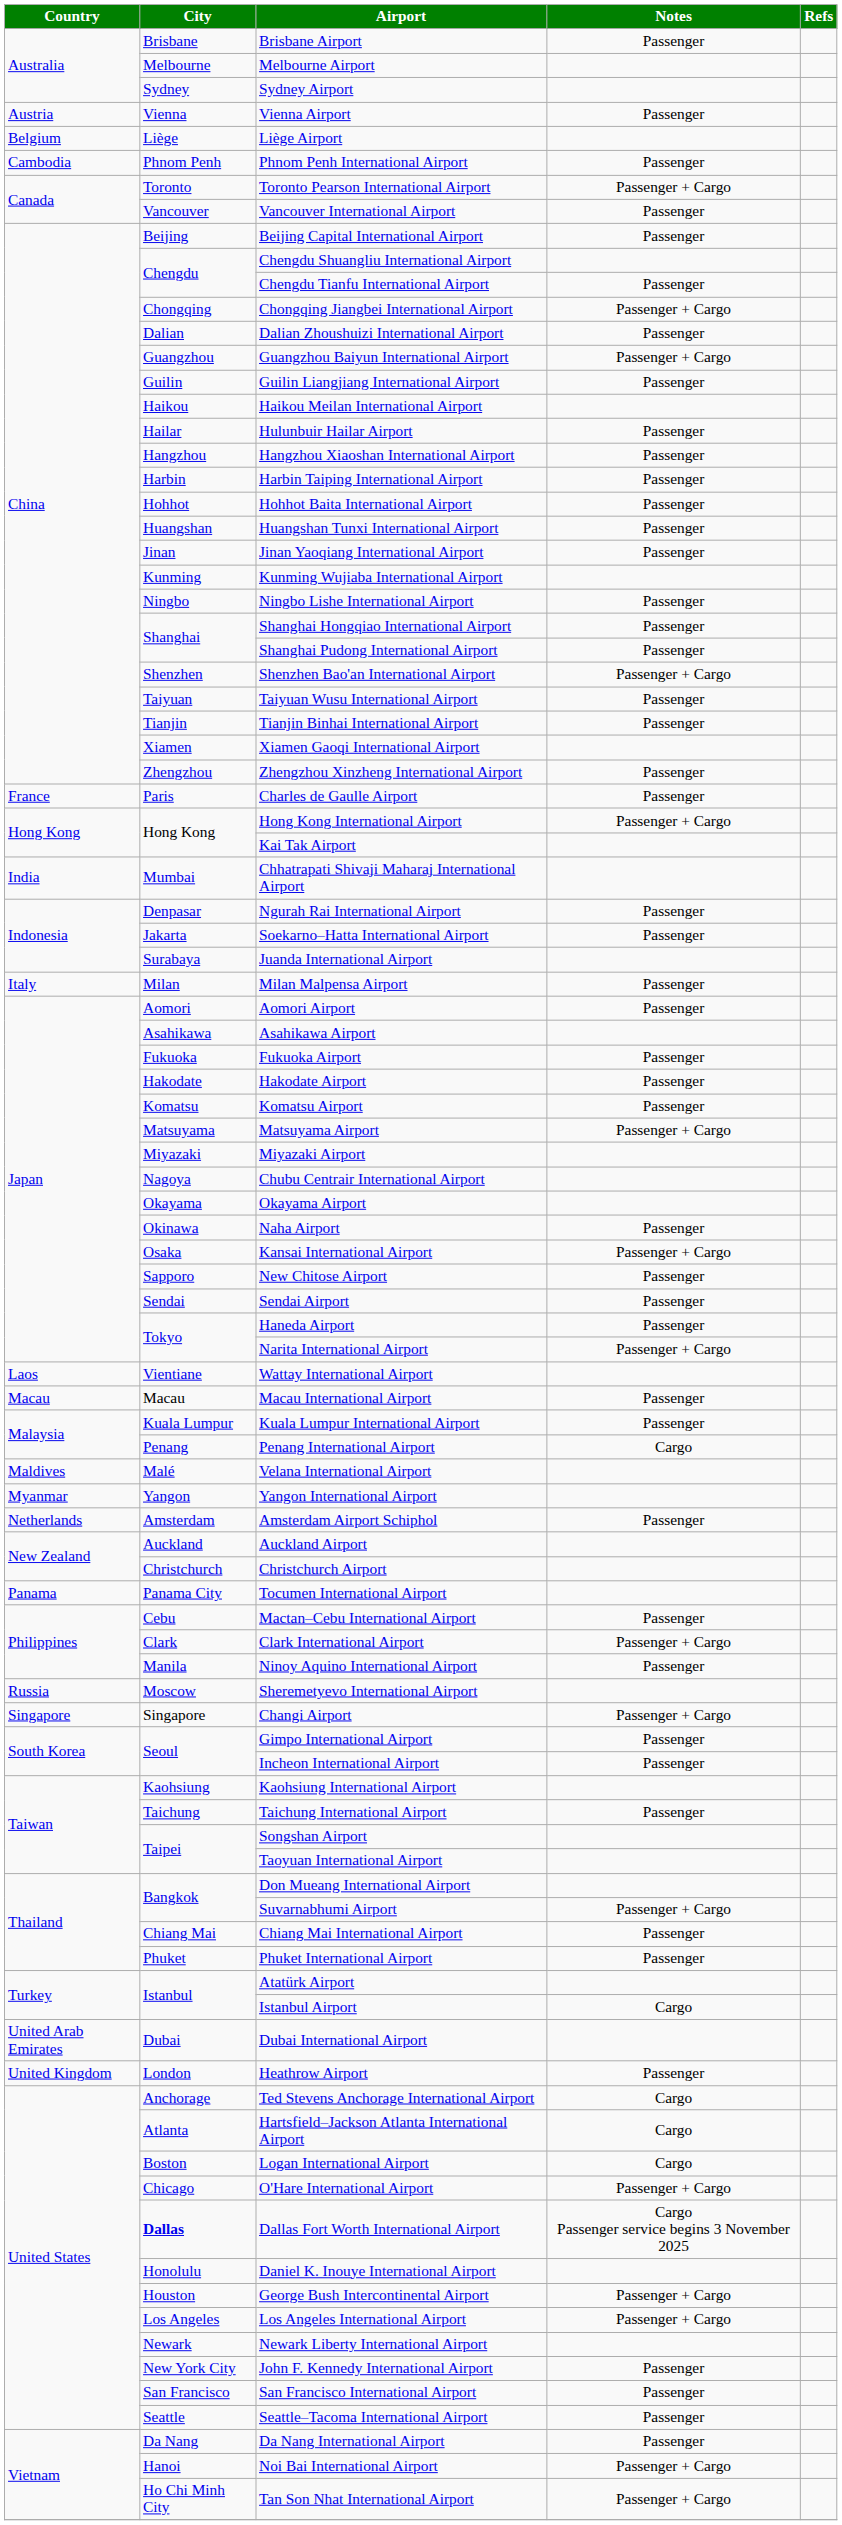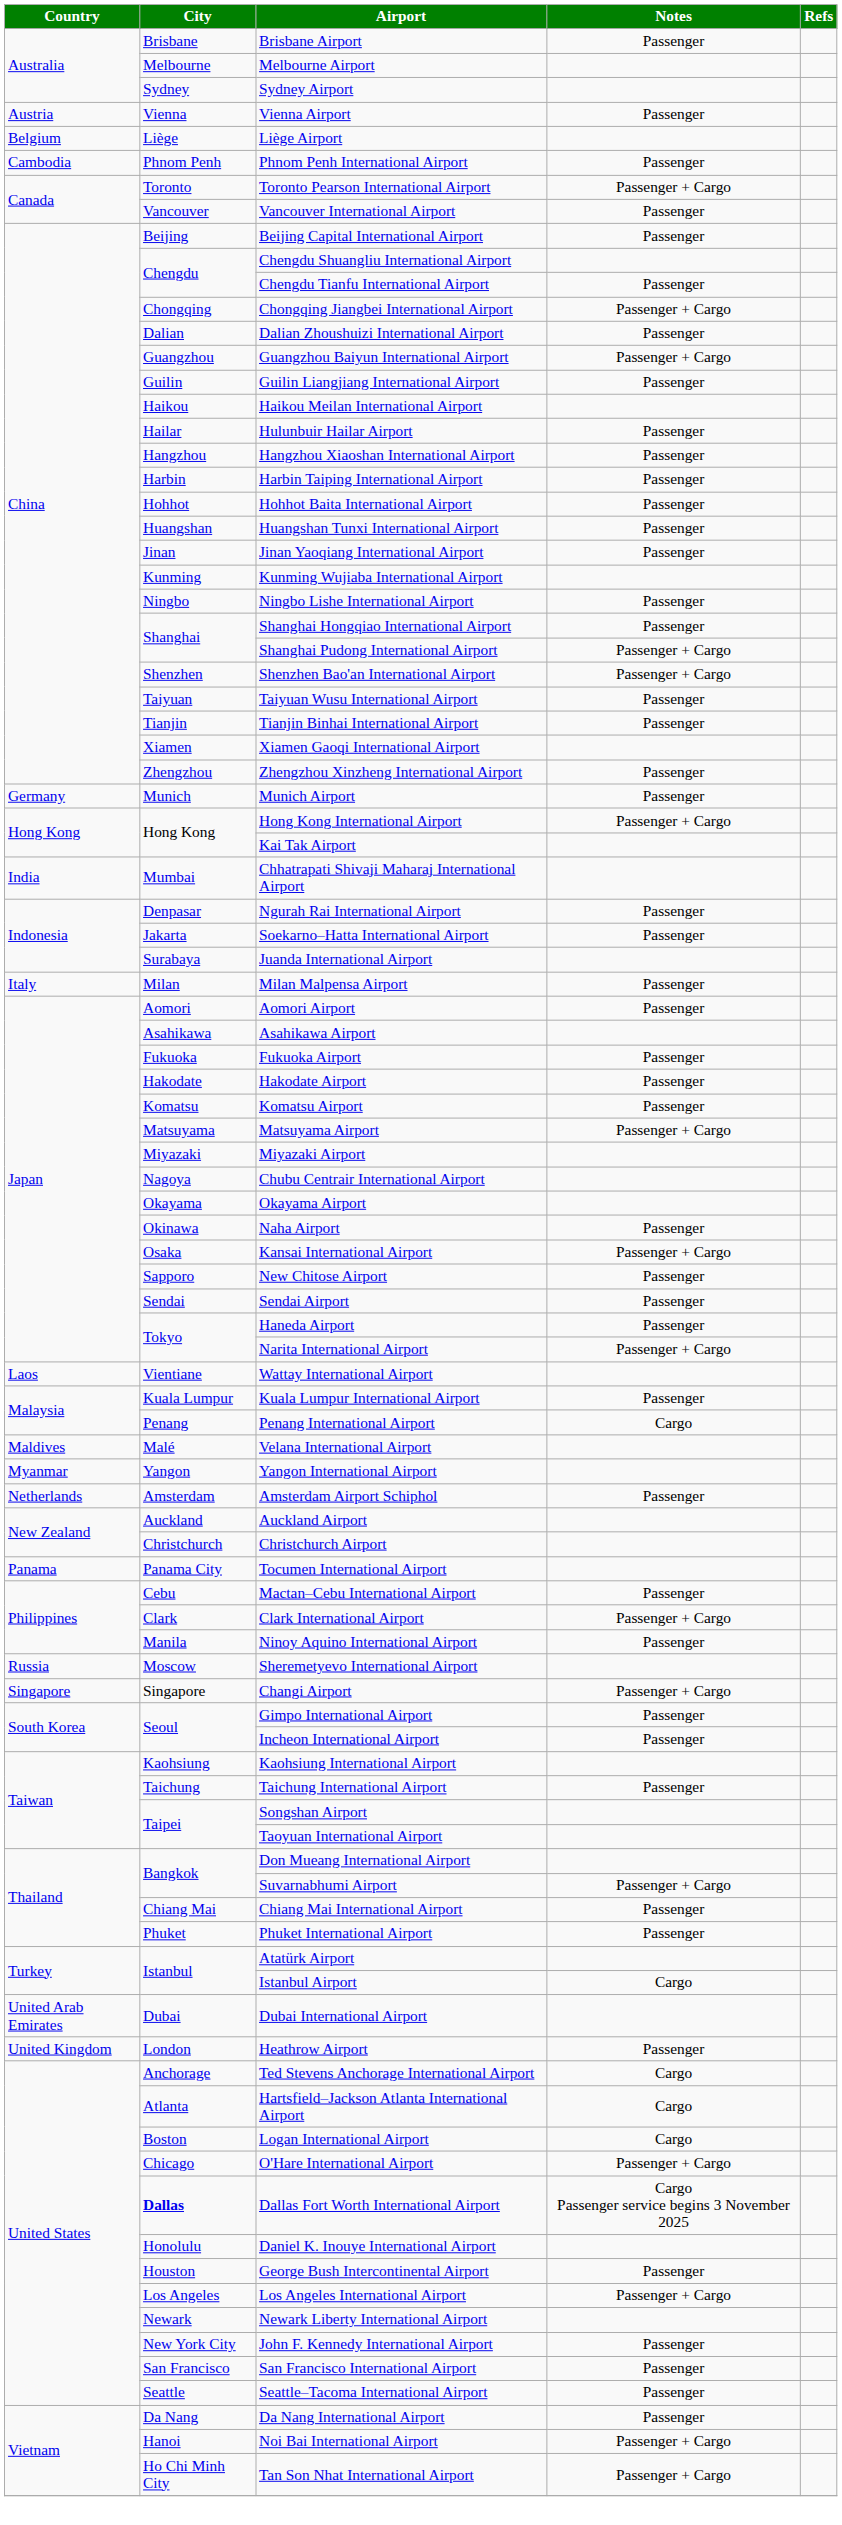(674, 650) Passenger -> (674, 650) Passenger + Cargo
- row: (338, 796)
+ row: (307, 796)
- row: (345, 1398)
(674, 2295) Passenger + Cargo -> (674, 2271) Passenger
